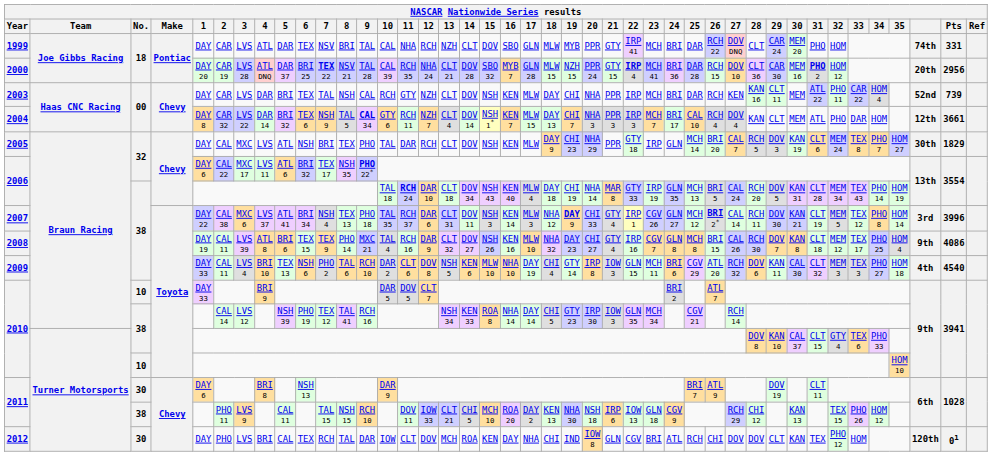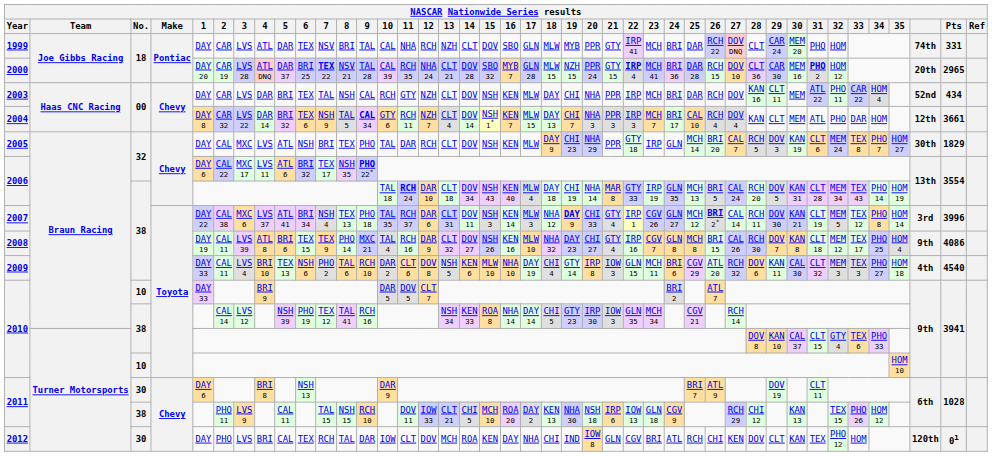(954, 70) 2956 -> (954, 70) 2965
(736, 94) KEN -> (736, 94) DOV
(954, 94) 739 -> (954, 94) 434
(736, 439) DOV -> (736, 439) KEN
